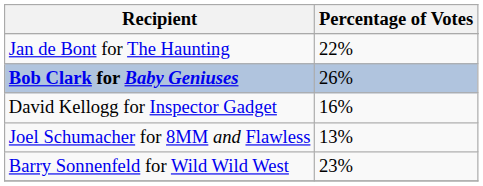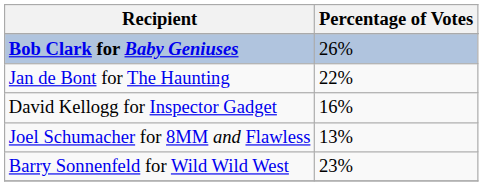rows swapped: (124, 78) <-> (119, 48)
